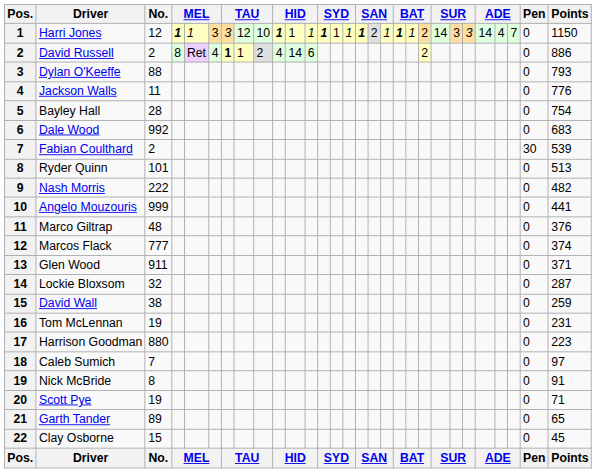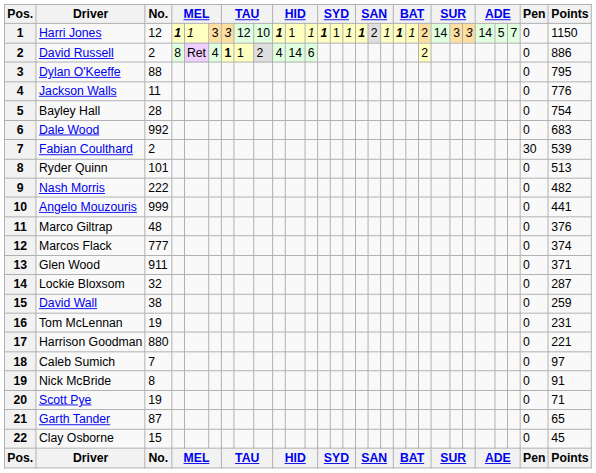(501, 33) 4 -> (501, 33) 5
(561, 72) 793 -> (561, 72) 795
(561, 342) 223 -> (561, 342) 221
(155, 419) 89 -> (155, 419) 87
